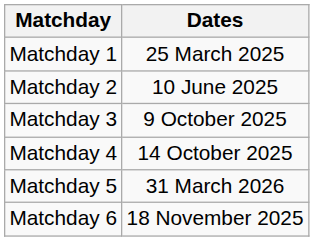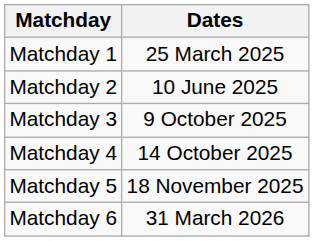(215, 185) 31 March 2026 -> (215, 185) 18 November 2025
(215, 218) 18 November 2025 -> (215, 218) 31 March 2026
